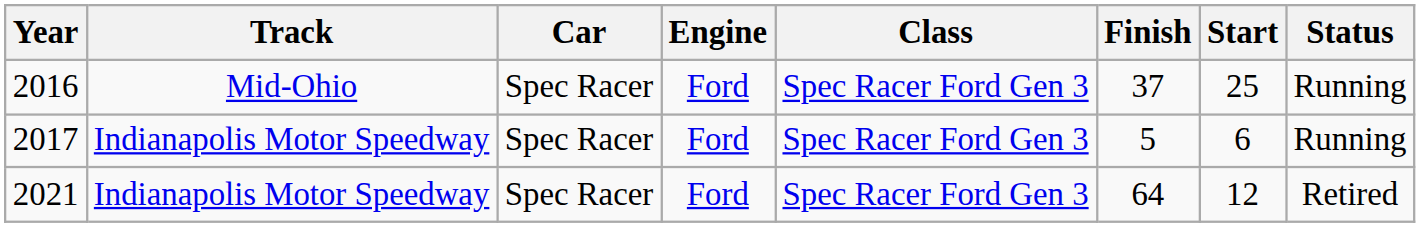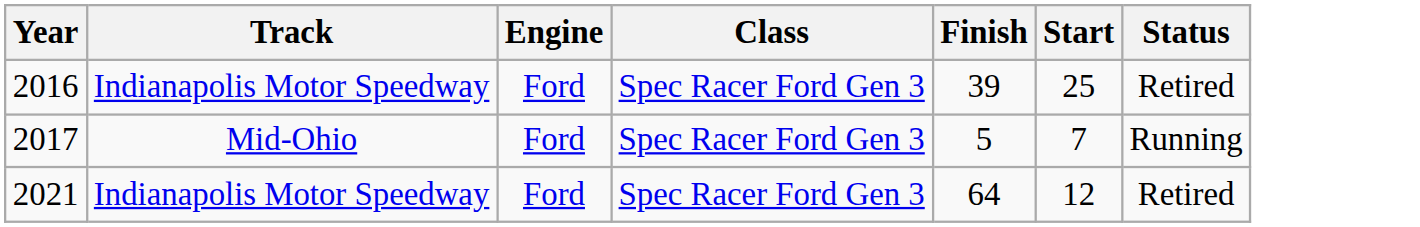- column: (579, 31)
(292, 86) Mid-Ohio -> (292, 86) Indianapolis Motor Speedway
(1148, 86) 37 -> (984, 86) 39
(1350, 86) Running -> (1186, 86) Retired
(292, 140) Indianapolis Motor Speedway -> (292, 140) Mid-Ohio
(1243, 140) 6 -> (1079, 140) 7
